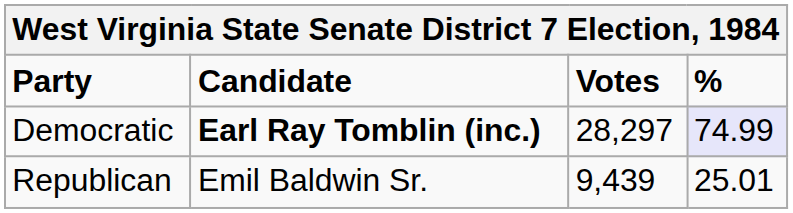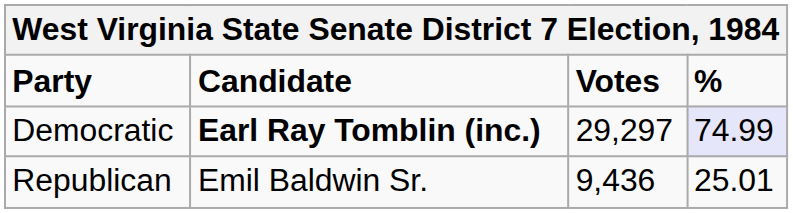(624, 130) 28,297 -> (624, 130) 29,297
(615, 181) 9,439 -> (615, 181) 9,436
